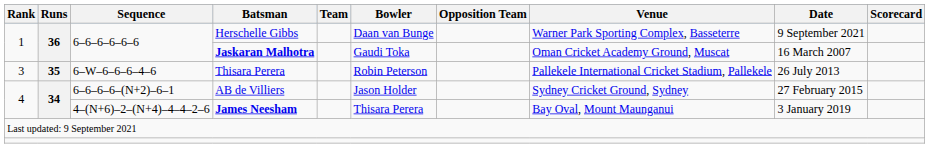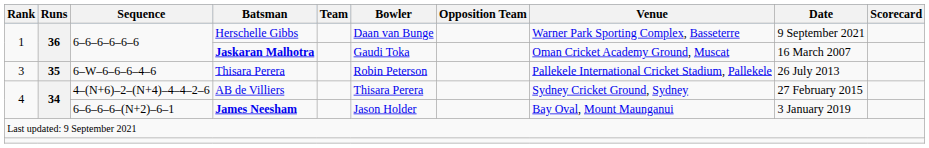(124, 90) 6–6–6–6–(N+2)–6–1 -> (141, 90) 4–(N+6)–2–(N+4)–4–4–2–6
(385, 90) Jason Holder -> (388, 90) Thisara Perera
(141, 109) 4–(N+6)–2–(N+4)–4–4–2–6 -> (124, 109) 6–6–6–6–(N+2)–6–1
(388, 109) Thisara Perera -> (385, 109) Jason Holder
